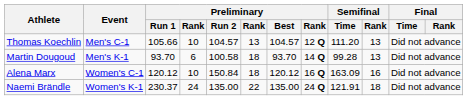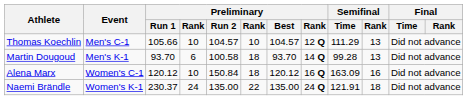(254, 42) 13 -> (254, 42) 10
(345, 42) 111.20 -> (345, 42) 111.29
